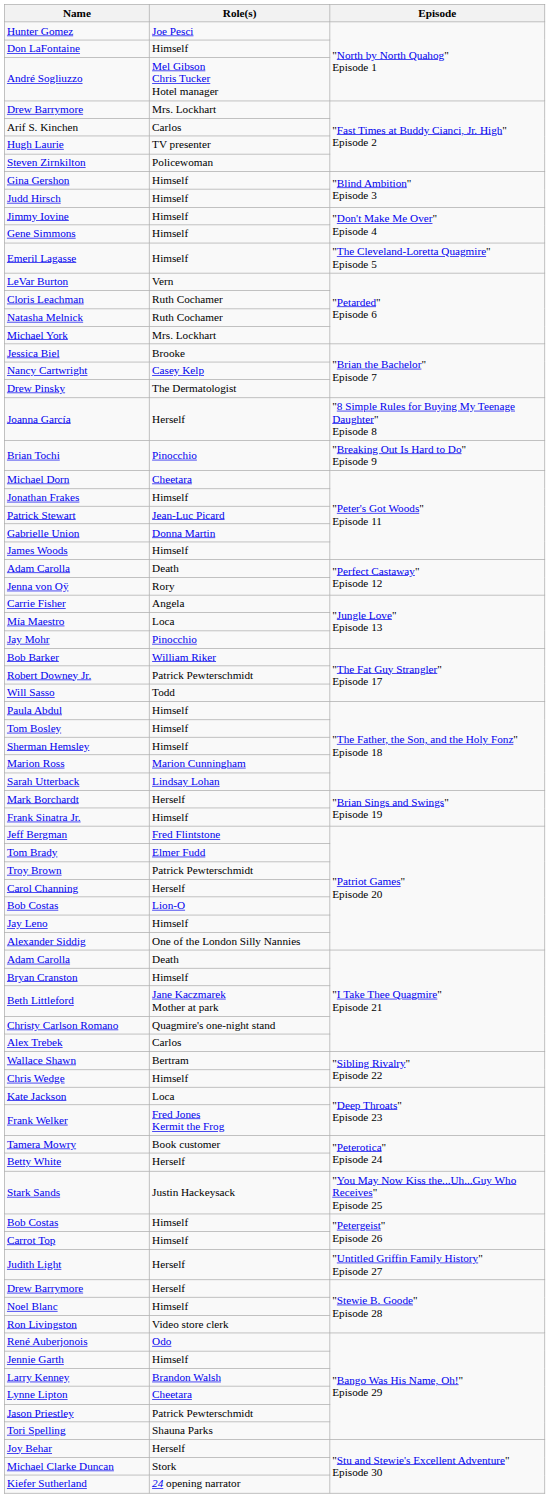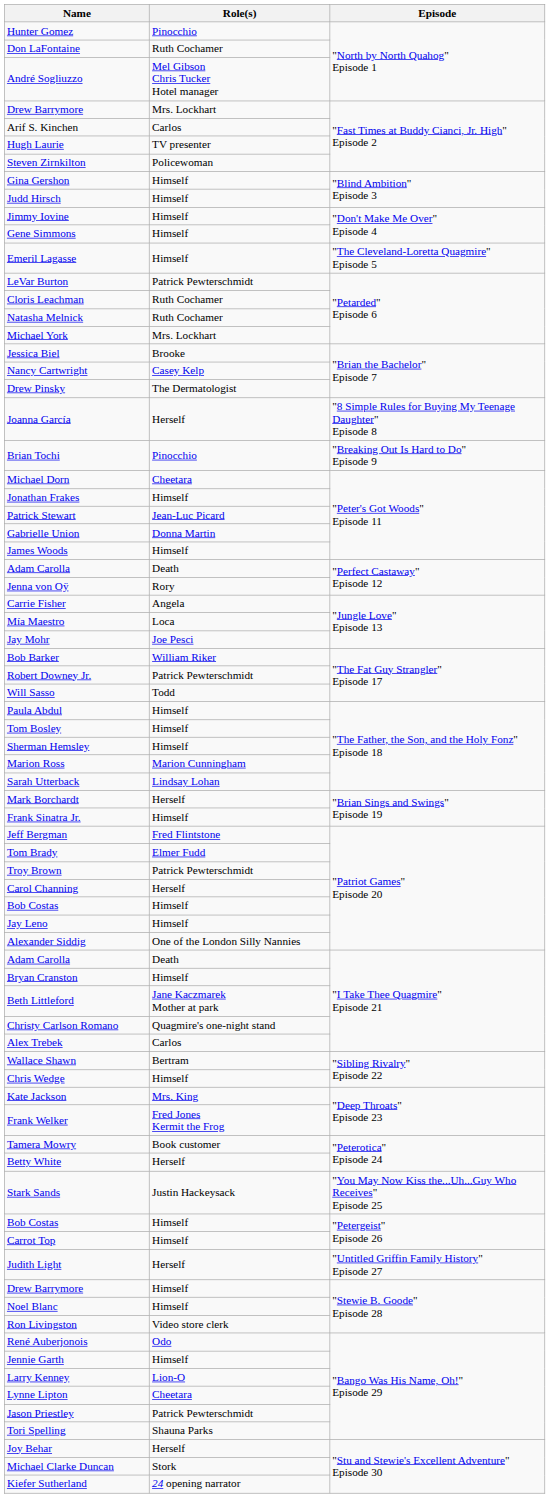(173, 31) Joe Pesci -> (174, 31) Pinocchio
(170, 48) Himself -> (187, 48) Ruth Cochamer
(163, 282) Vern -> (203, 282) Patrick Pewterschmidt
(174, 639) Pinocchio -> (173, 639) Joe Pesci
(169, 906) Lion-O -> (170, 906) Himself
(163, 1096) Loca -> (175, 1096) Mrs. King
(169, 1288) Herself -> (170, 1288) Himself
(187, 1377) Brandon Walsh -> (169, 1377) Lion-O
